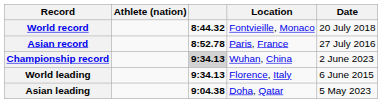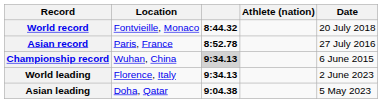columns swapped: (150, 12) <-> (272, 12)
(347, 59) 2 June 2023 -> (347, 59) 6 June 2015
(347, 75) 6 June 2015 -> (347, 75) 2 June 2023
